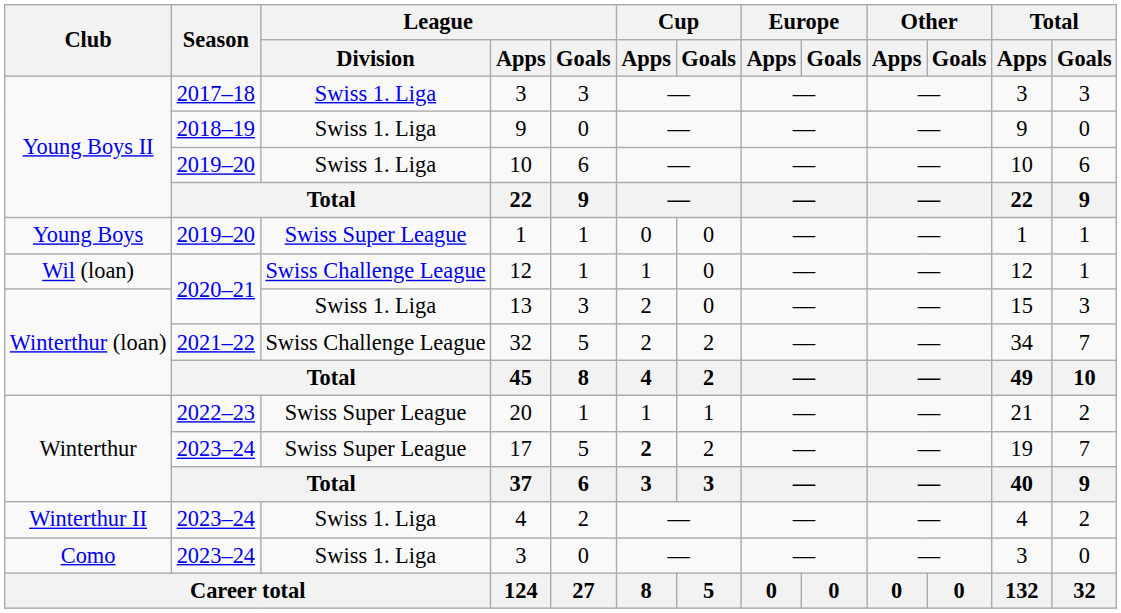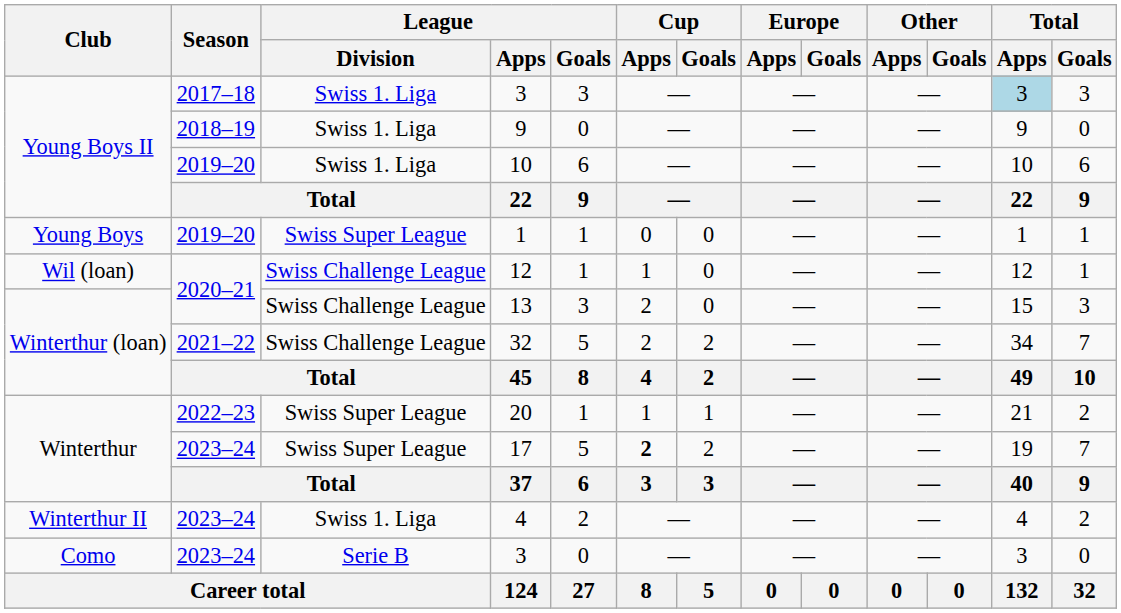(1022, 93) no background -> (1022, 93) lightblue background
(375, 306) Swiss 1. Liga -> (375, 306) Swiss Challenge League
(375, 555) Swiss 1. Liga -> (375, 555) Serie B
